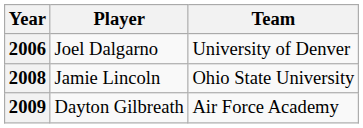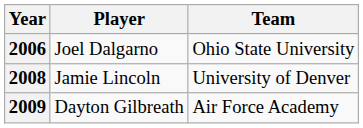(271, 48) University of Denver -> (273, 48) Ohio State University
(273, 78) Ohio State University -> (271, 78) University of Denver
